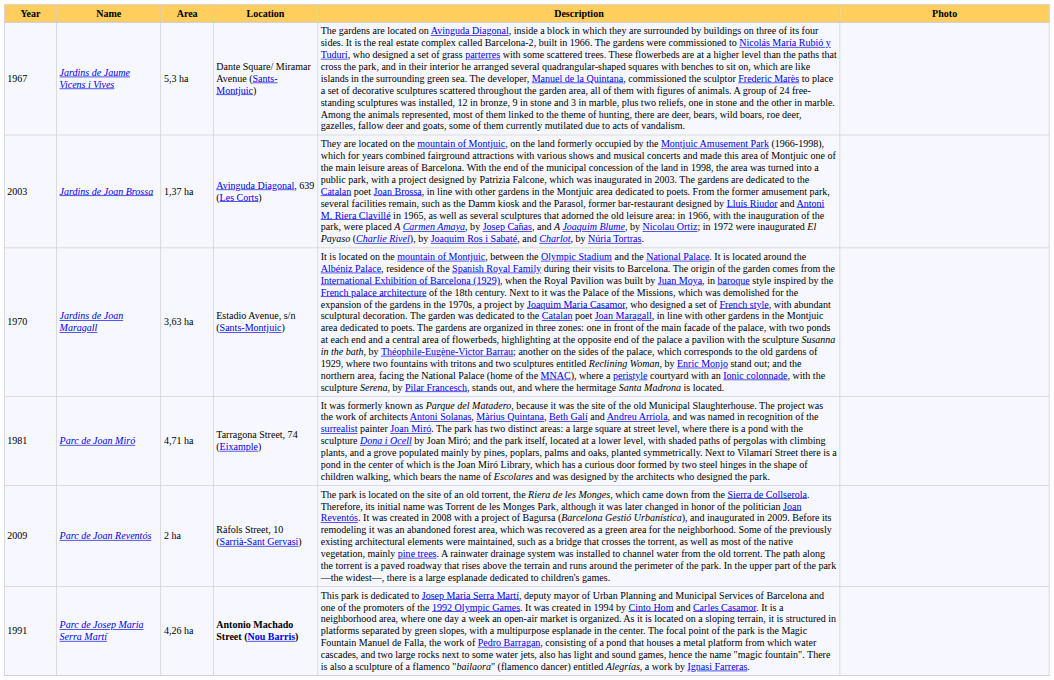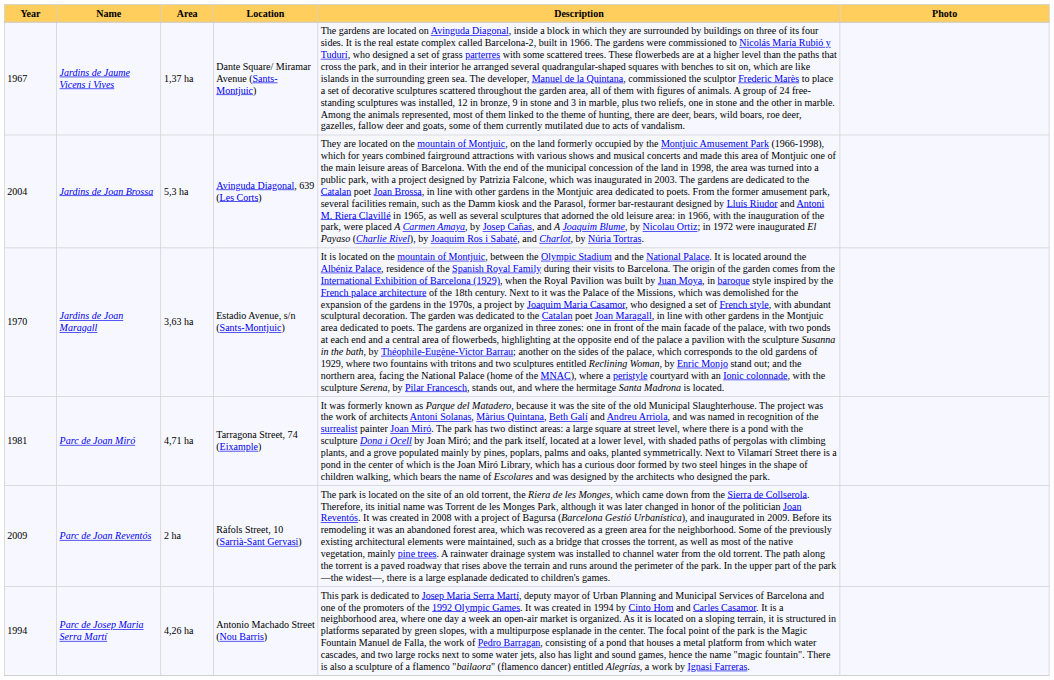(176, 78) 5,3 ha -> (179, 78) 1,37 ha
(17, 191) 2003 -> (17, 191) 2004
(179, 191) 1,37 ha -> (176, 191) 5,3 ha
(17, 631) 1991 -> (17, 631) 1994
(257, 631) bold -> (266, 631) normal
